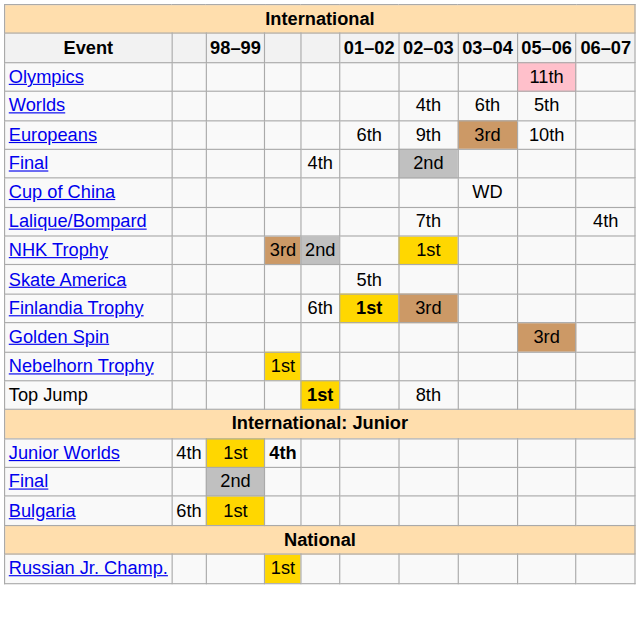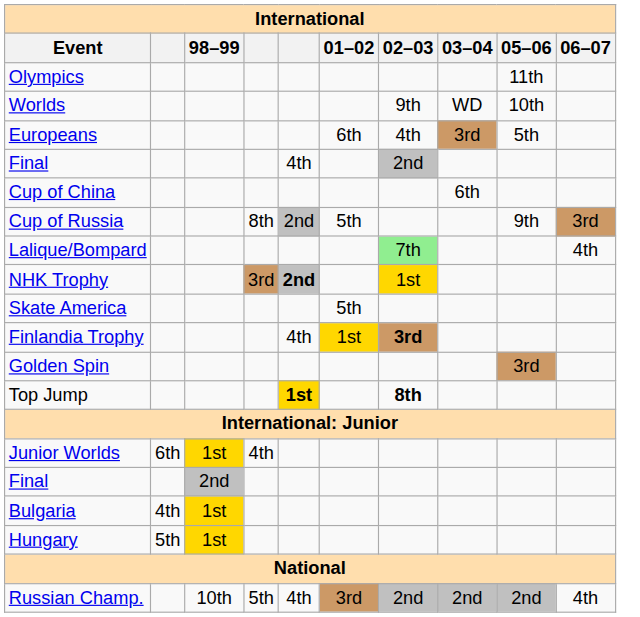(547, 76) pink background -> (526, 76) no background
(428, 105) 4th -> (408, 105) 9th
(488, 105) 6th -> (467, 105) WD
(547, 105) 5th -> (526, 105) 10th
(428, 134) 9th -> (408, 134) 4th
(547, 134) 10th -> (526, 134) 5th
(488, 192) WD -> (467, 192) 6th
+ row: (66, 221)
(428, 221) no background -> (408, 250) lightgreen background
(320, 250) normal -> (299, 279) bold
(320, 308) 6th -> (299, 337) 4th
(369, 308) bold -> (349, 337) normal
(428, 308) normal -> (408, 337) bold
- row: (81, 366)
(428, 395) normal -> (408, 395) bold
(189, 452) 4th -> (168, 452) 6th
(283, 452) bold -> (261, 452) normal
(189, 510) 6th -> (168, 510) 4th
+ row: (43, 539)
+ row: (76, 597)
- row: (88, 568)
